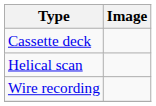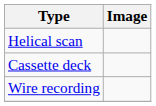rows swapped: (50, 40) <-> (45, 64)
